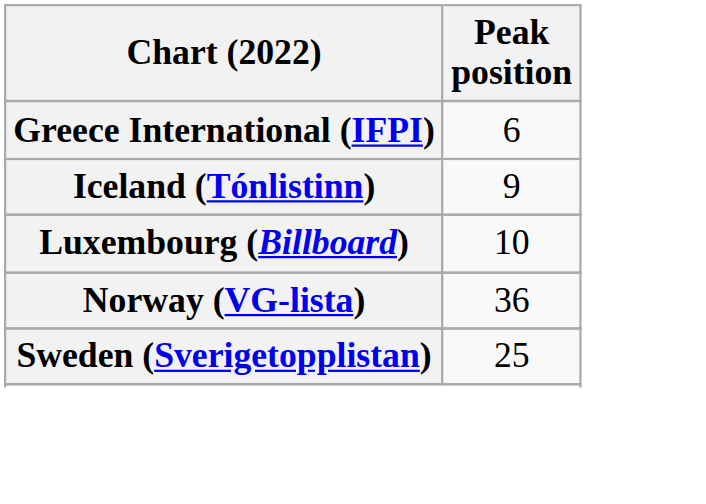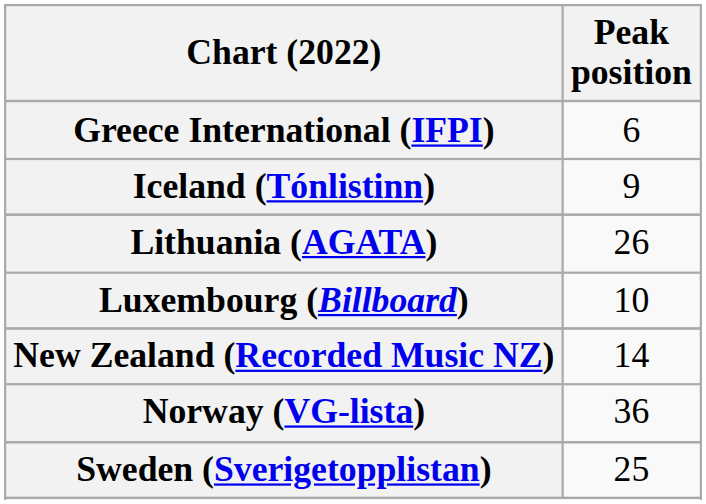+ row: (284, 242)
+ row: (284, 355)
